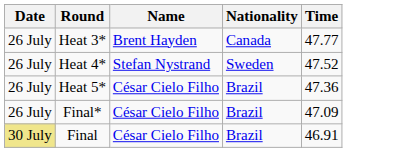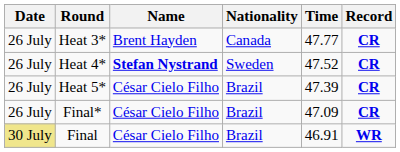+ column: (369, 16)
(162, 64) normal -> (165, 64) bold
(322, 87) 47.36 -> (322, 87) 47.39
